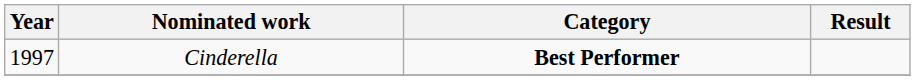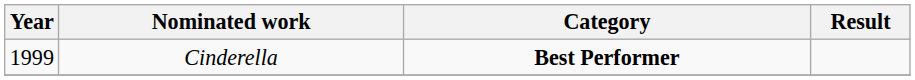(32, 57) 1997 -> (32, 57) 1999
